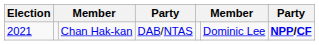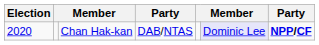(19, 31) 2021 -> (19, 31) 2020
(234, 31) no background -> (234, 31) lavender background
